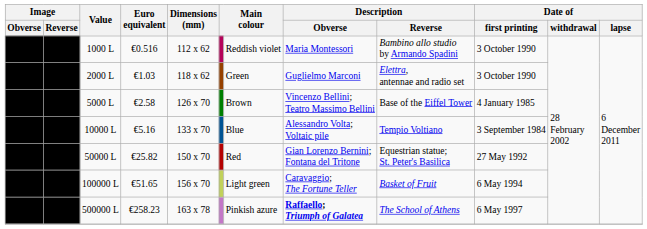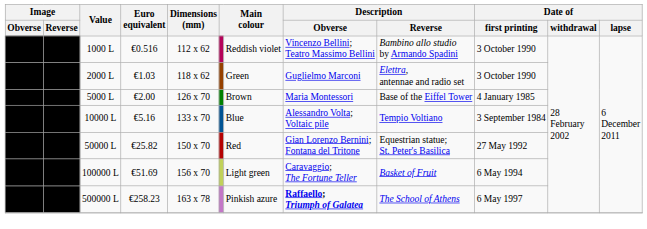(319, 49) Maria Montessori -> (330, 49) Vincenzo Bellini; Teatro Massimo Bellini
(144, 103) €2.58 -> (144, 97) €2.00
(330, 103) Vincenzo Bellini; Teatro Massimo Bellini -> (319, 97) Maria Montessori
(144, 183) €51.65 -> (144, 172) €51.69
